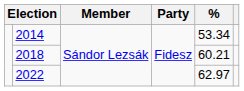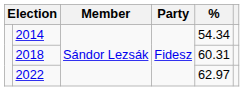(214, 34) 53.34 -> (214, 34) 54.34
(214, 55) 60.21 -> (214, 55) 60.31
